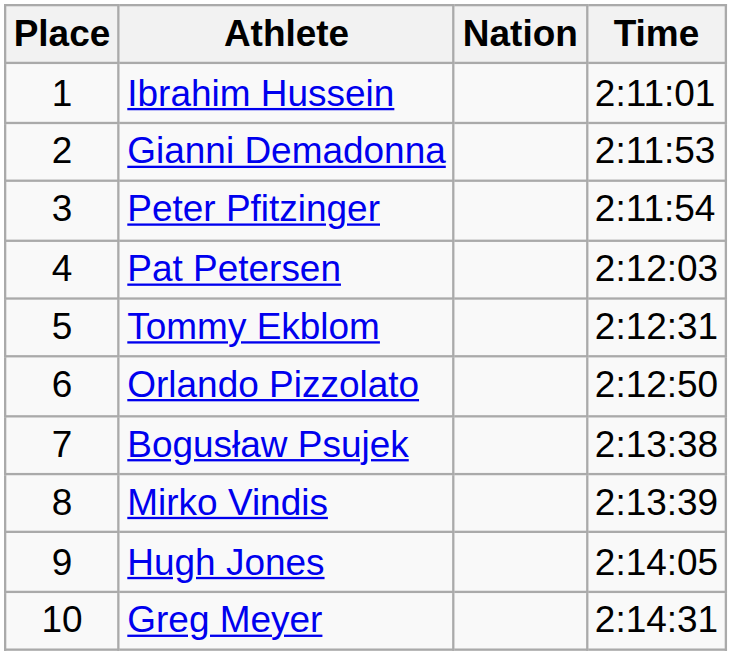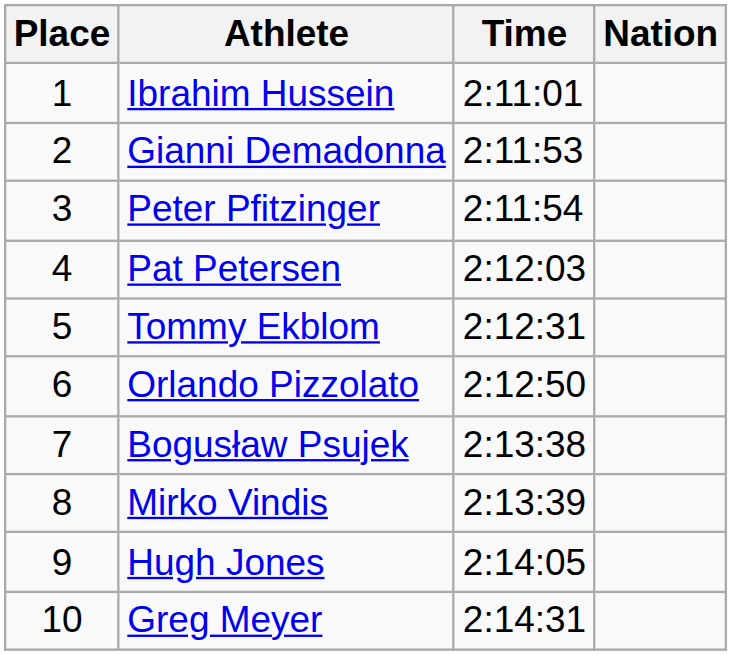columns swapped: (520, 33) <-> (657, 33)
